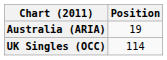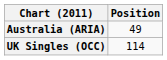(135, 30) 19 -> (135, 30) 49
